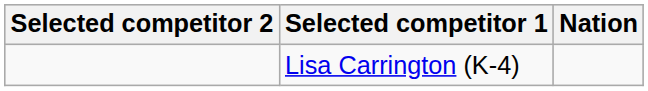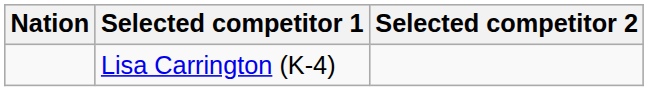columns swapped: (599, 24) <-> (142, 24)
